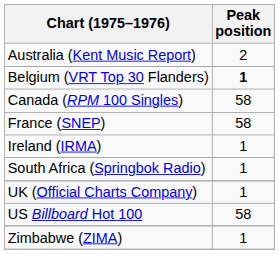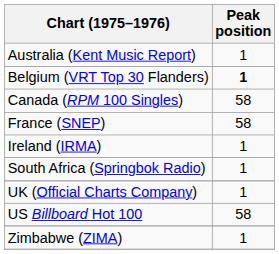(243, 54) 2 -> (243, 54) 1
